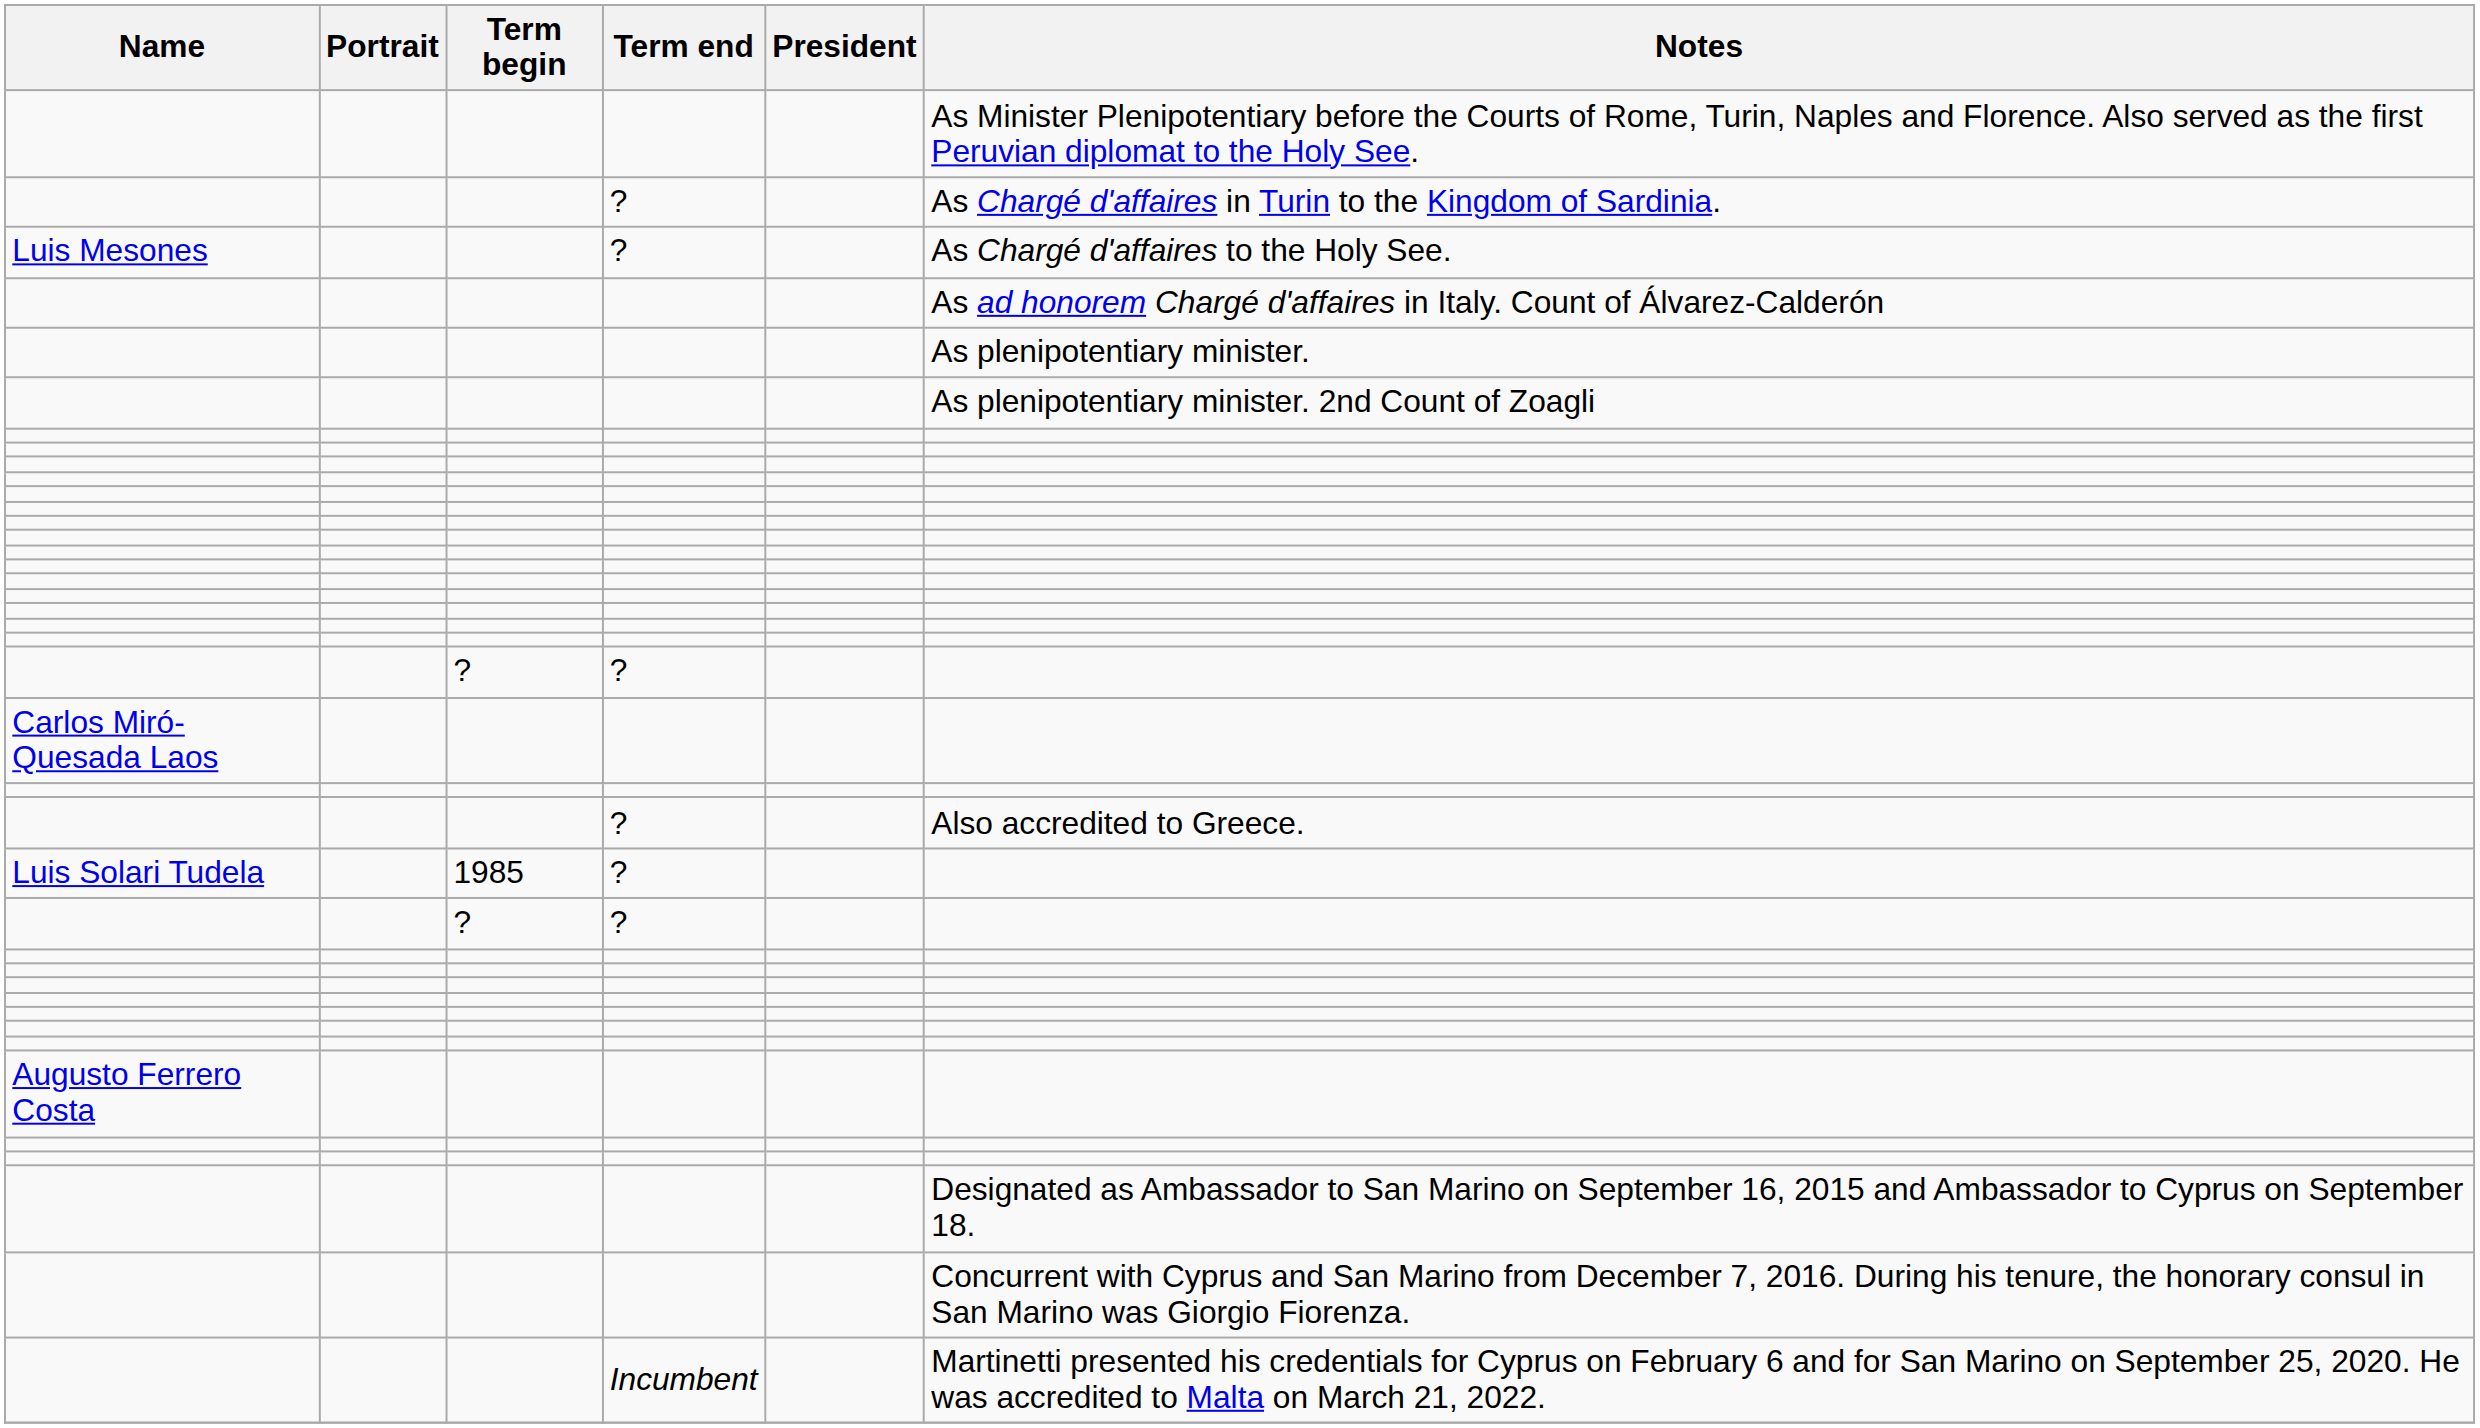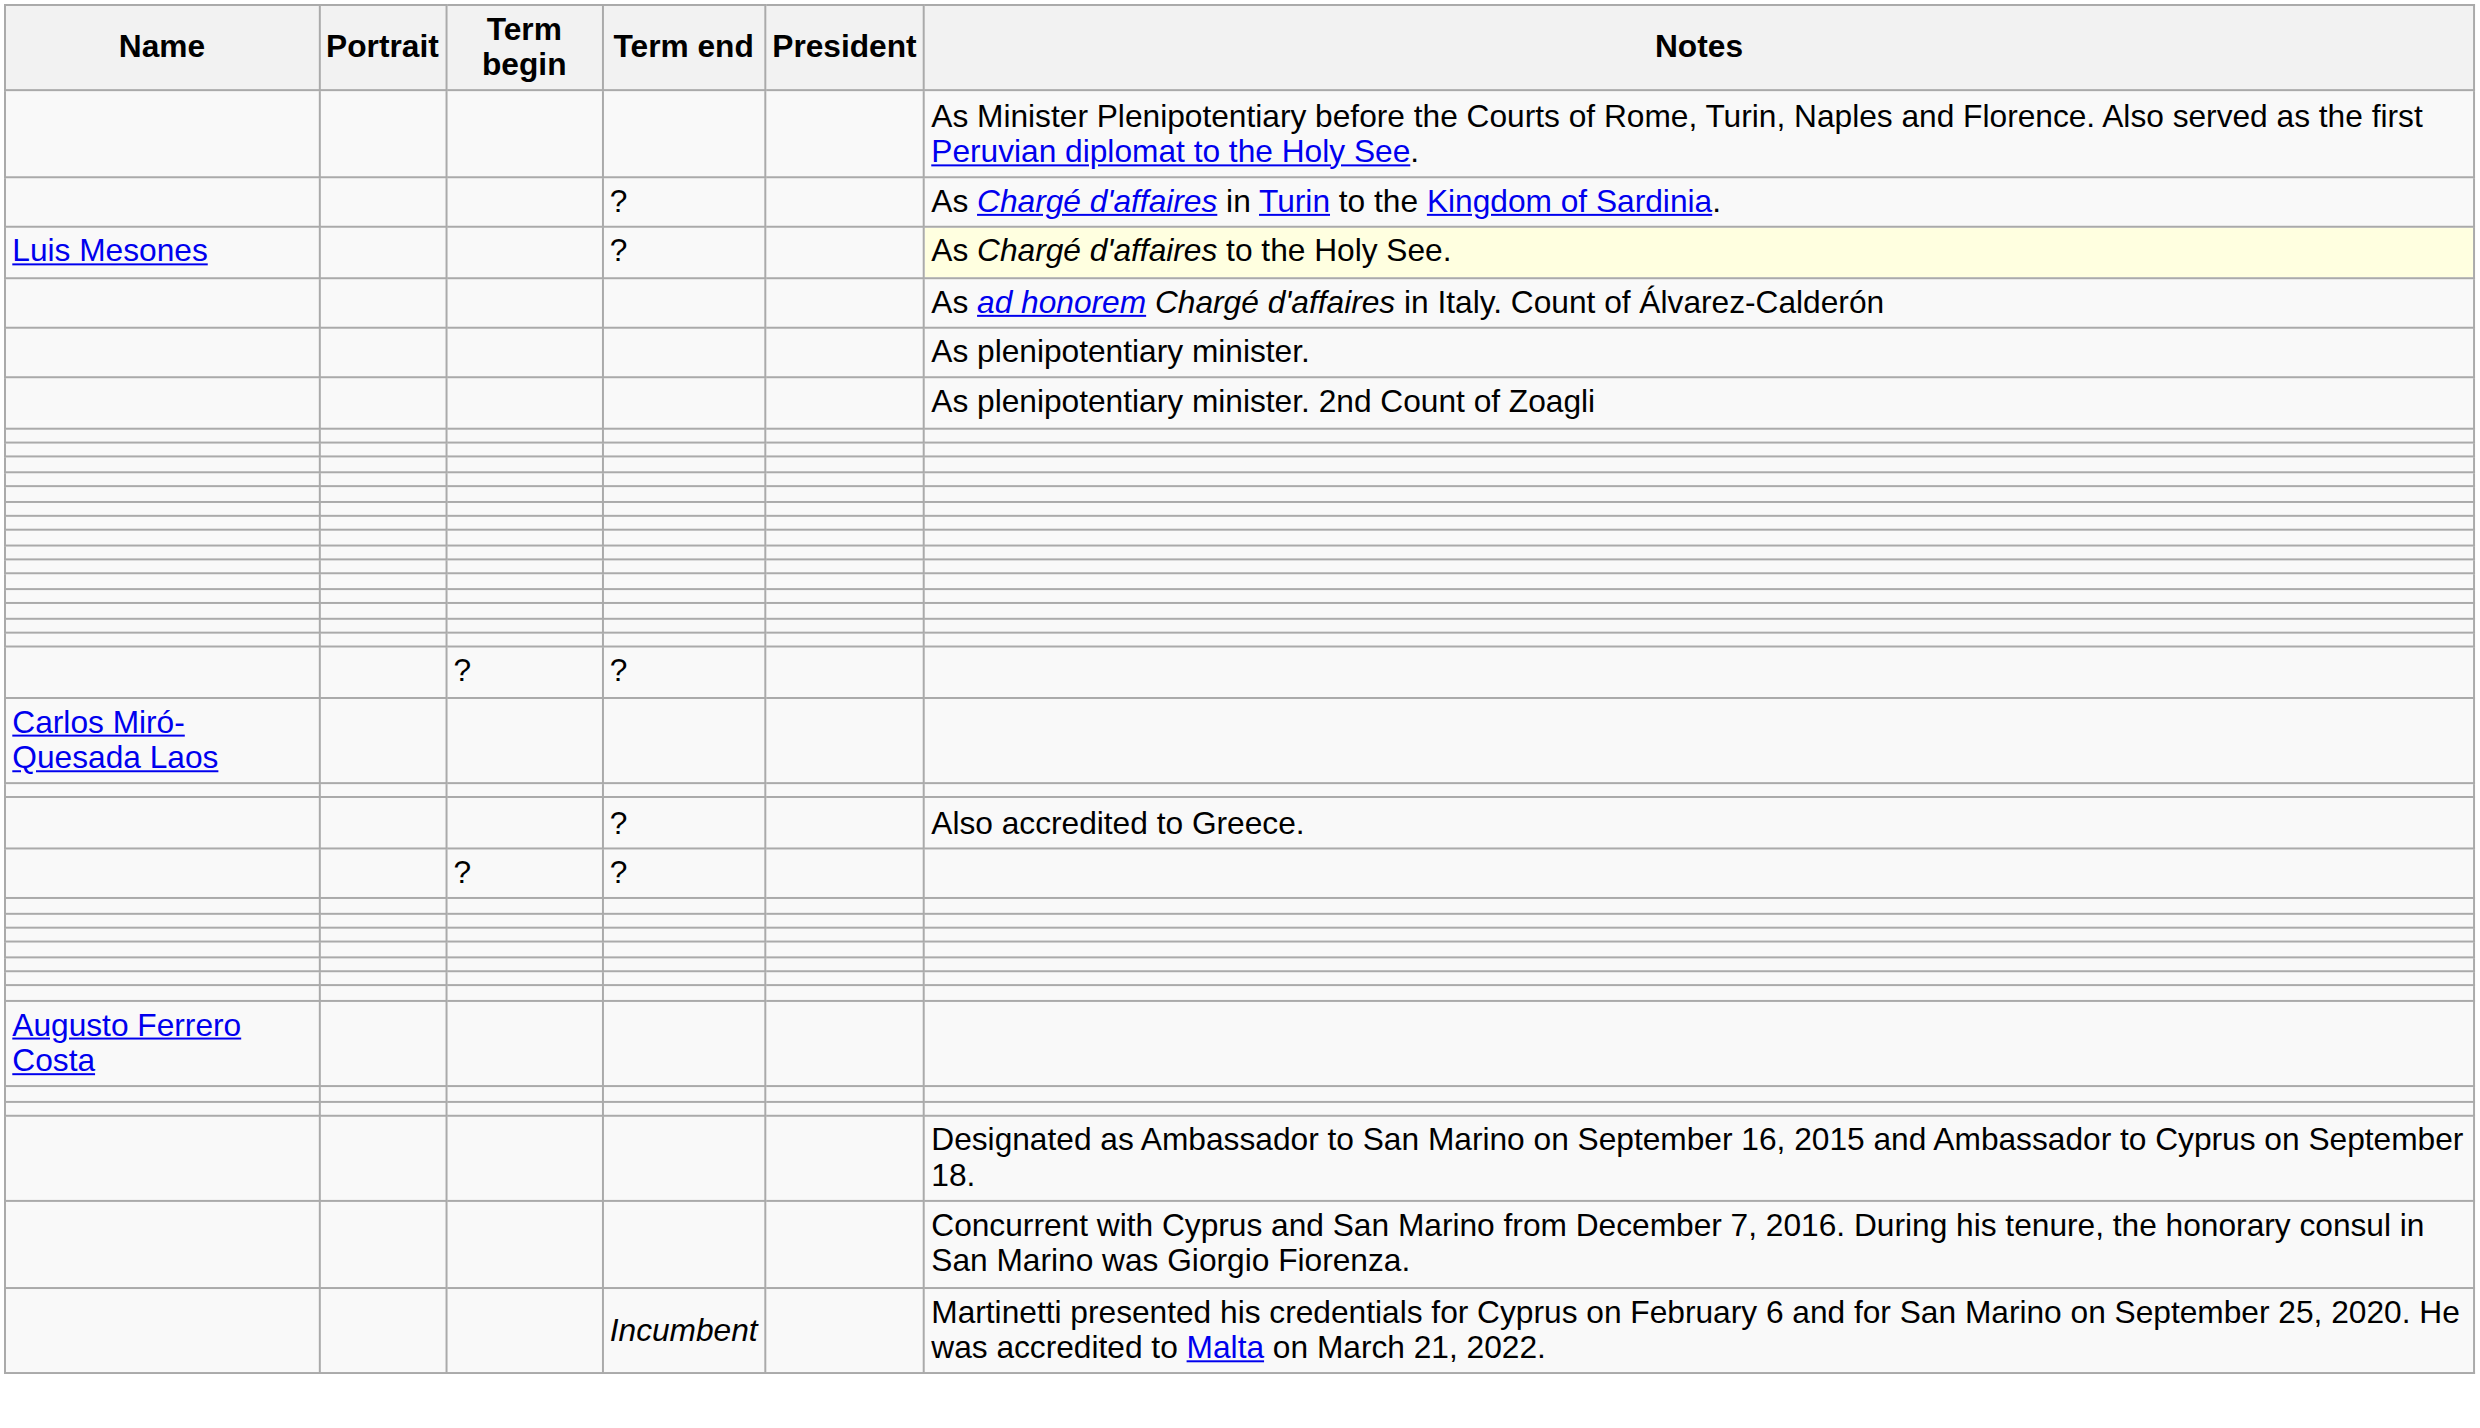(1191, 251) no background -> (1191, 251) lightyellow background
- row: (138, 872)
